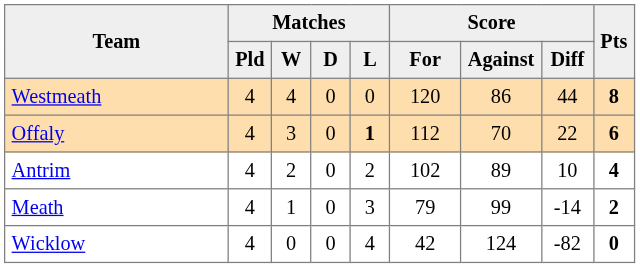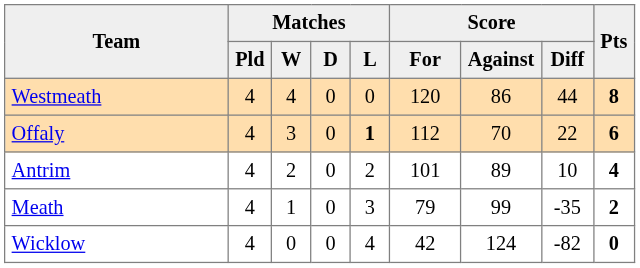(425, 170) 102 -> (425, 170) 101
(567, 207) -14 -> (567, 207) -35
